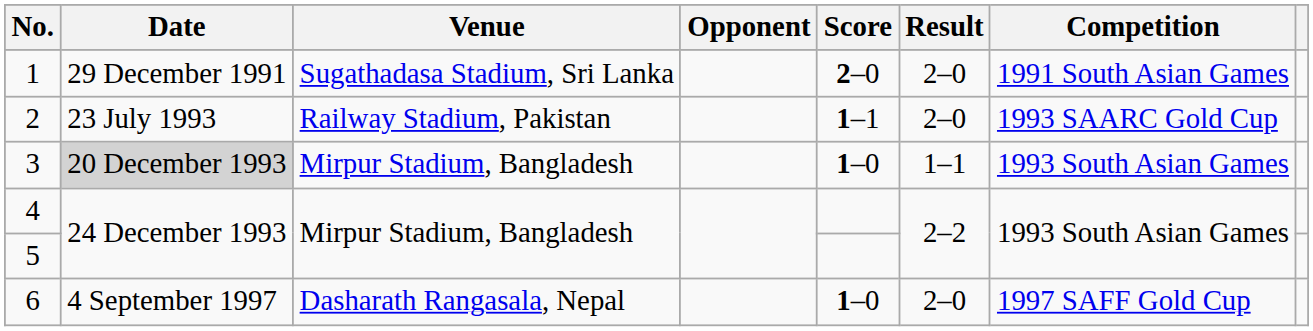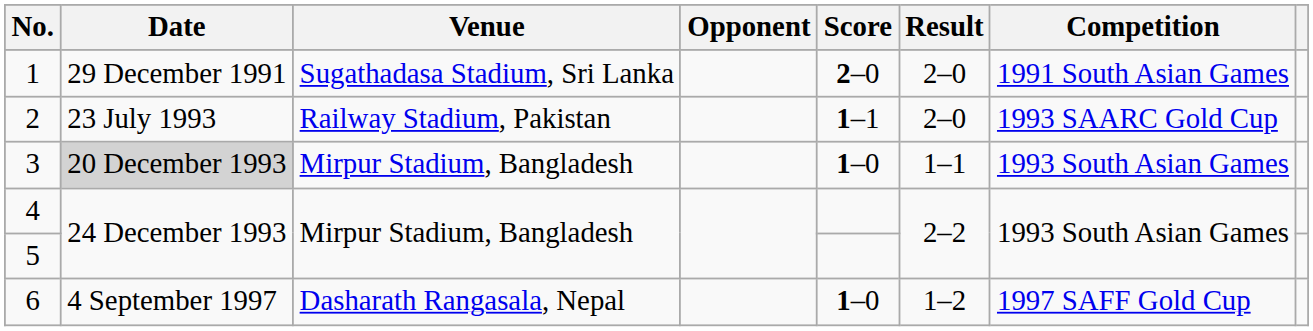(944, 301) 2–0 -> (944, 301) 1–2
